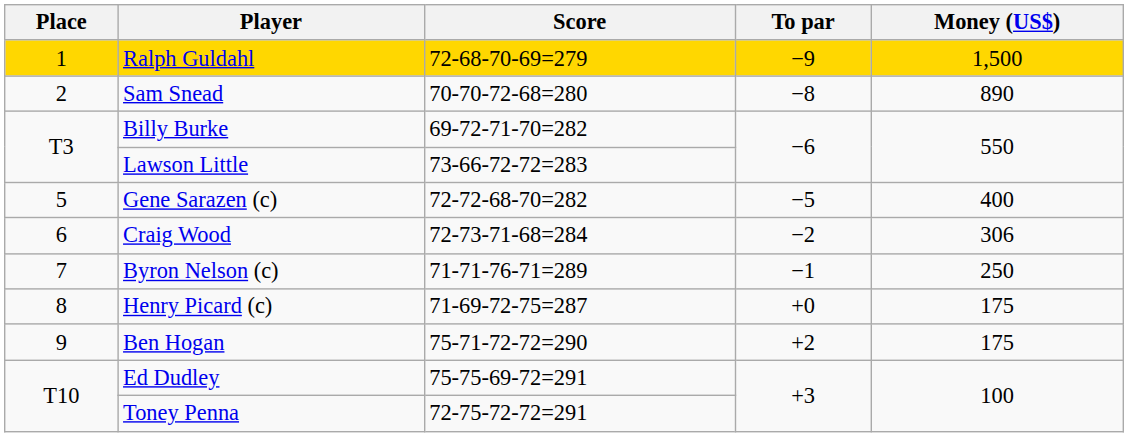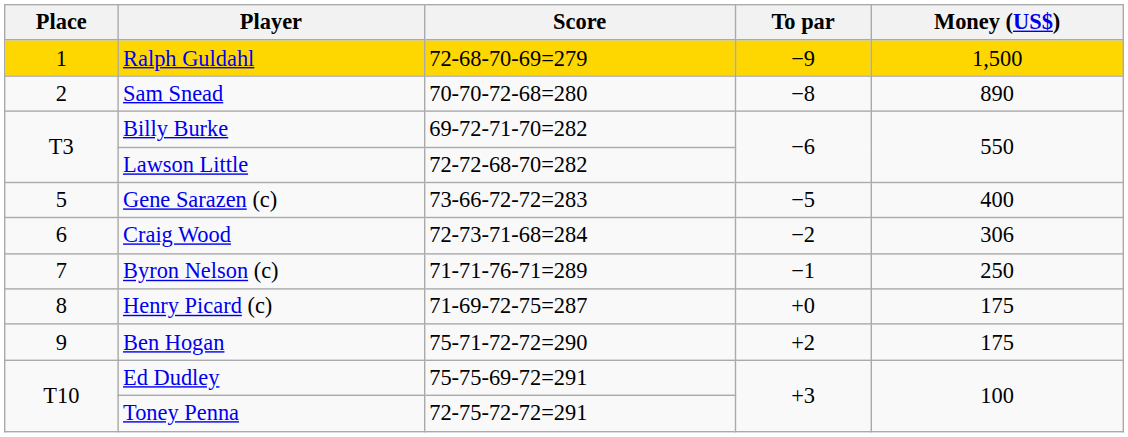(508, 164) 73-66-72-72=283 -> (508, 164) 72-72-68-70=282
(508, 199) 72-72-68-70=282 -> (508, 199) 73-66-72-72=283
